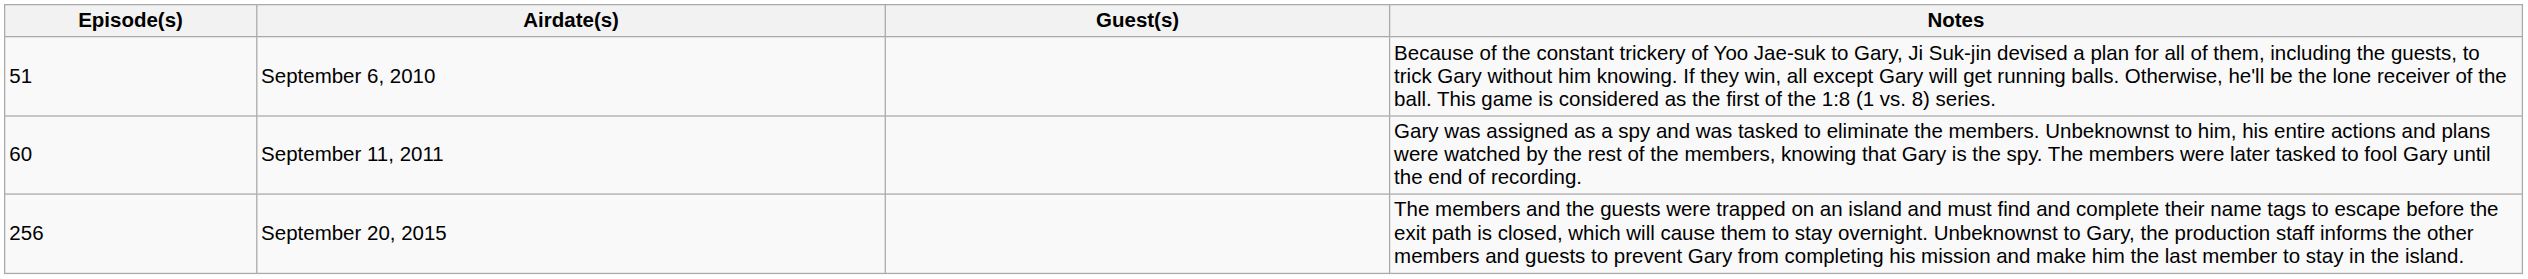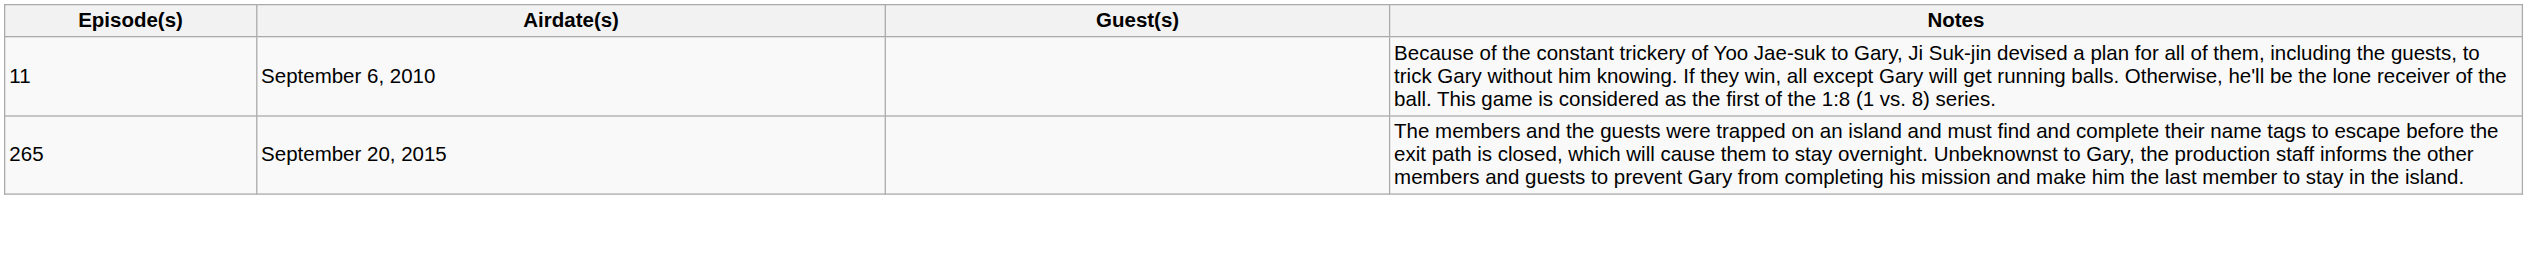(21, 76) 51 -> (20, 76) 11
- row: (352, 154)
(26, 233) 256 -> (26, 154) 265
